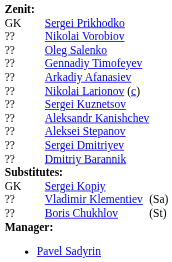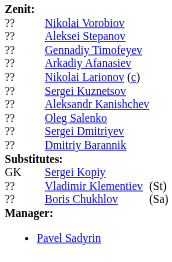- row: (13, 23)
rows swapped: (10, 131) <-> (10, 50)
(159, 199) (Sa) -> (158, 186) (St)
(158, 213) (St) -> (159, 199) (Sa)
